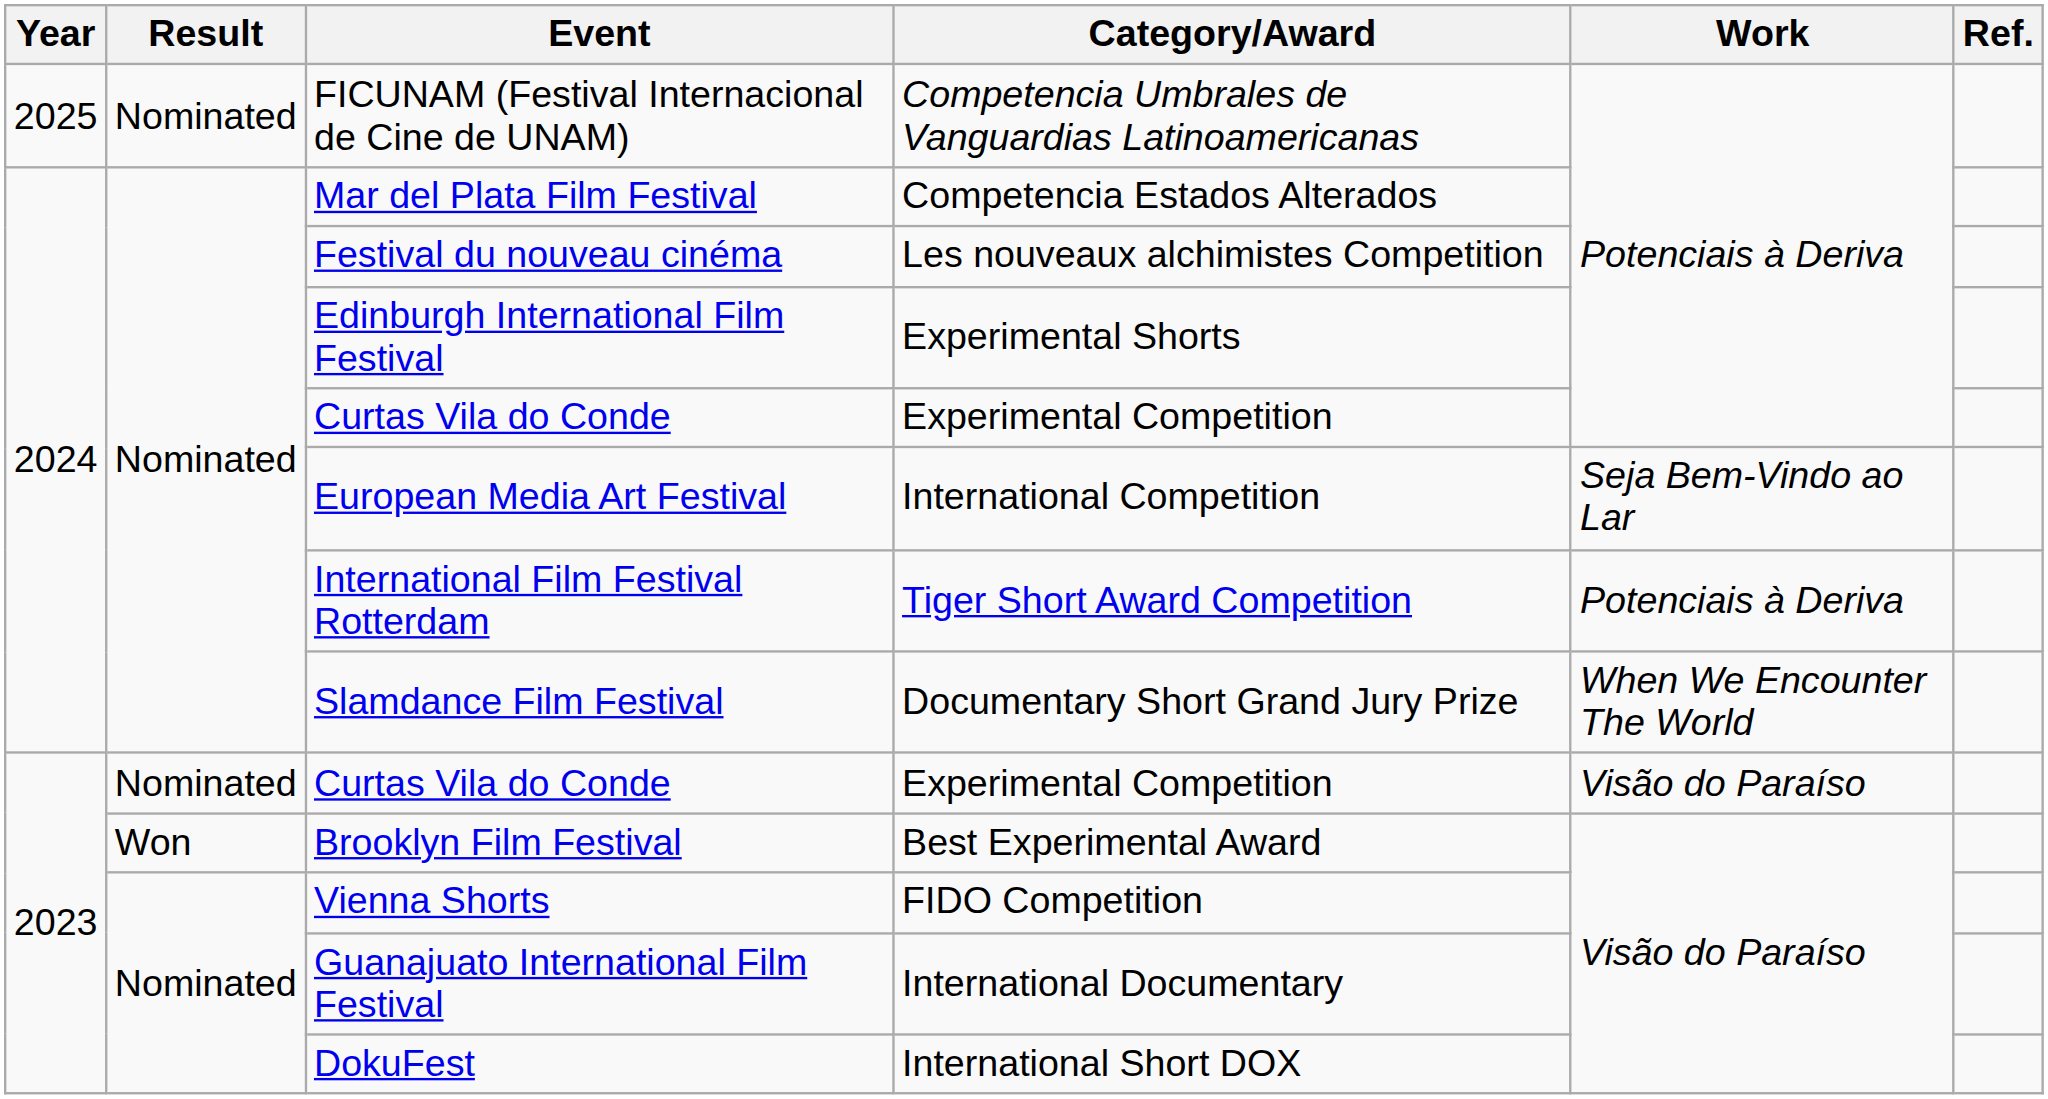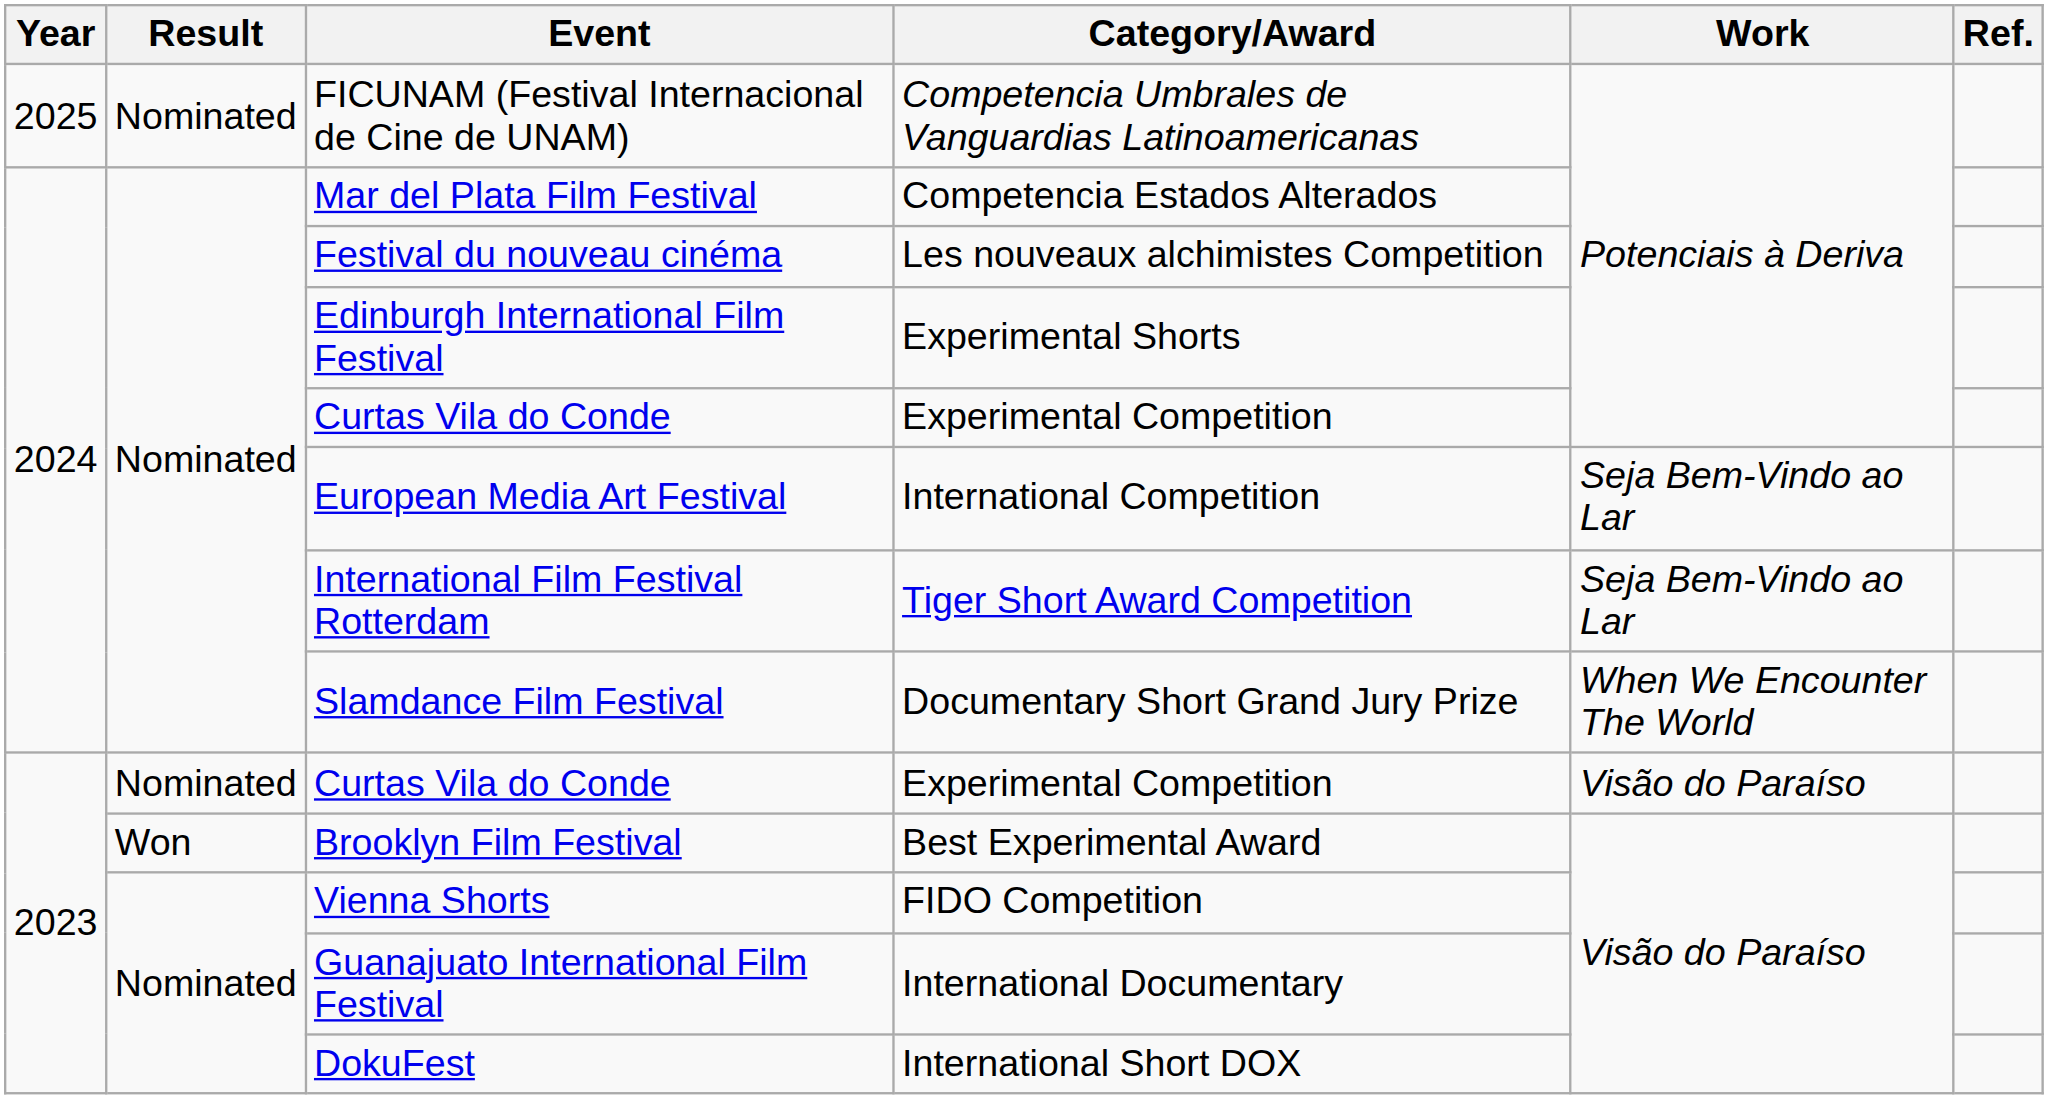(1742, 599) Potenciais à Deriva -> (1742, 599) Seja Bem-Vindo ao Lar
